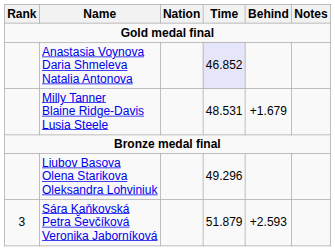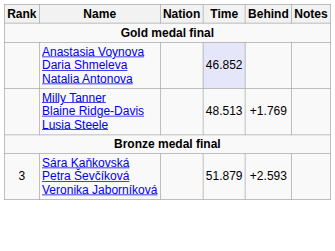(224, 111) 48.531 -> (224, 111) 48.513
(268, 111) +1.679 -> (268, 111) +1.769
- row: (100, 176)
